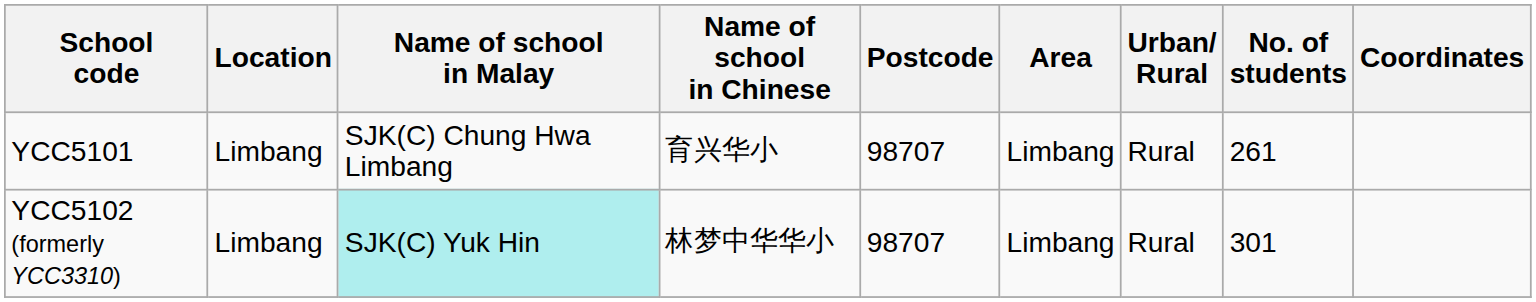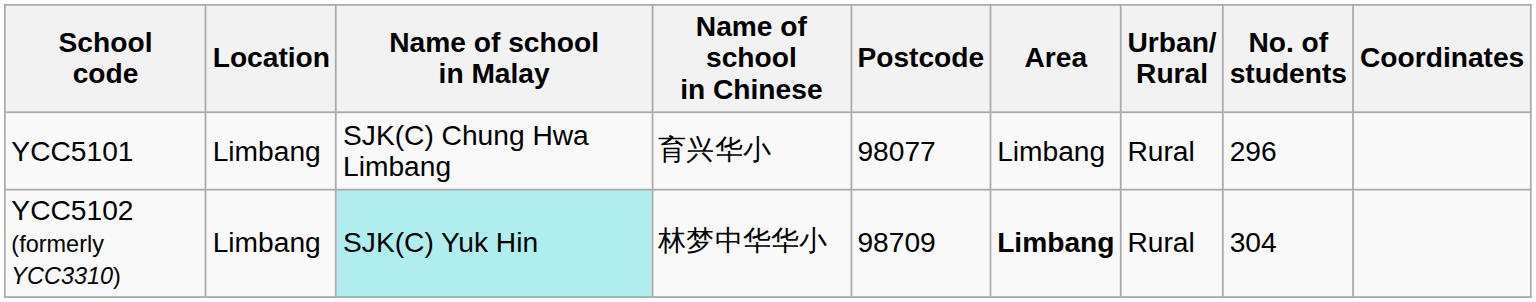(906, 150) 98707 -> (897, 150) 98077
(1253, 150) 261 -> (1253, 150) 296
(906, 242) 98707 -> (897, 242) 98709
(1061, 242) normal -> (1056, 242) bold
(1253, 242) 301 -> (1253, 242) 304
